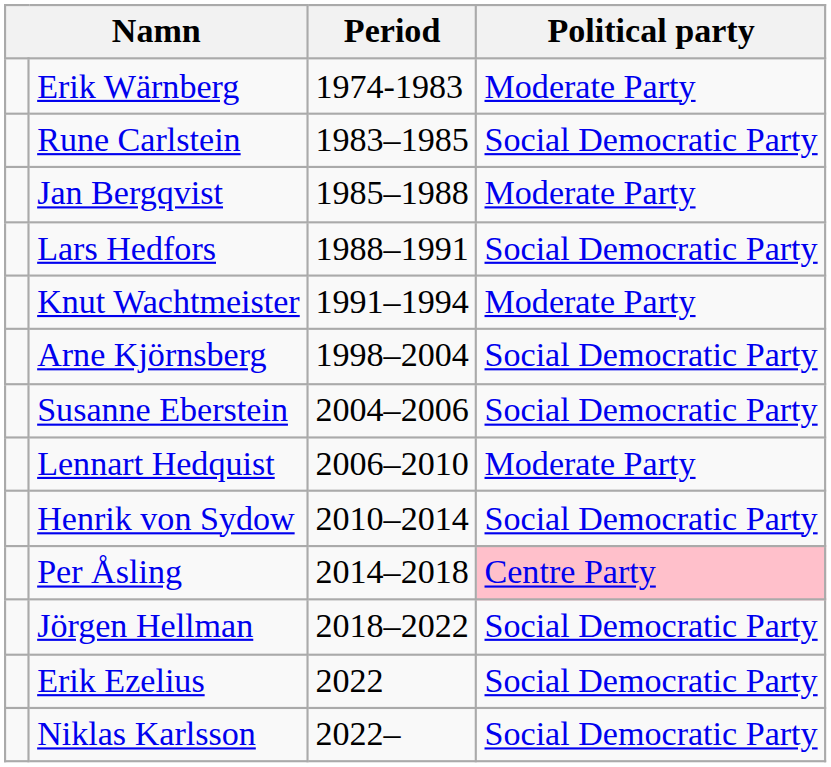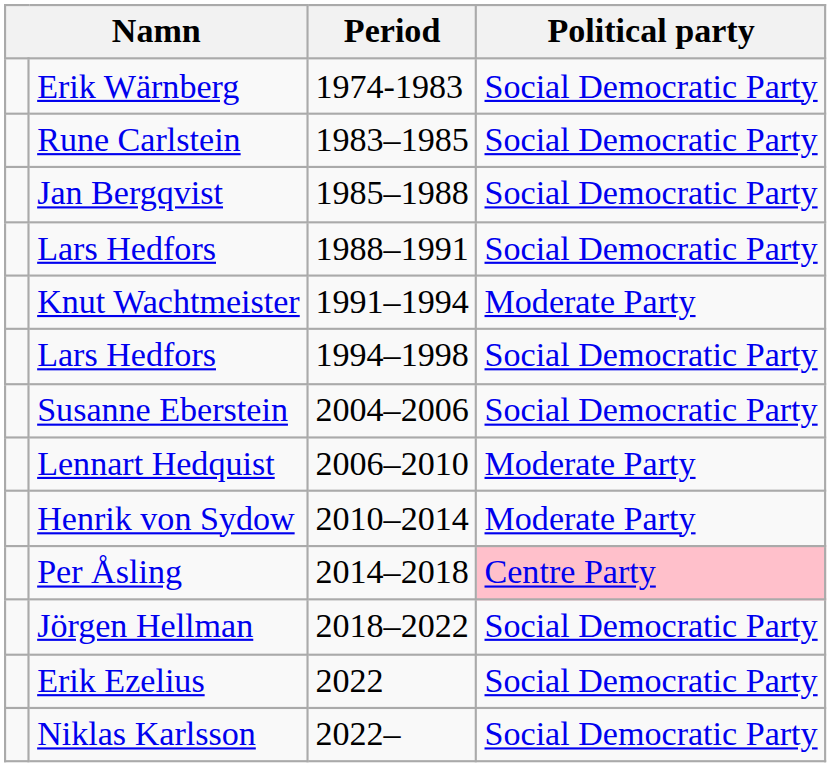(590, 85) Moderate Party -> (651, 85) Social Democratic Party
(590, 193) Moderate Party -> (651, 193) Social Democratic Party
+ row: (127, 355)
- row: (152, 355)
(651, 517) Social Democratic Party -> (590, 517) Moderate Party
